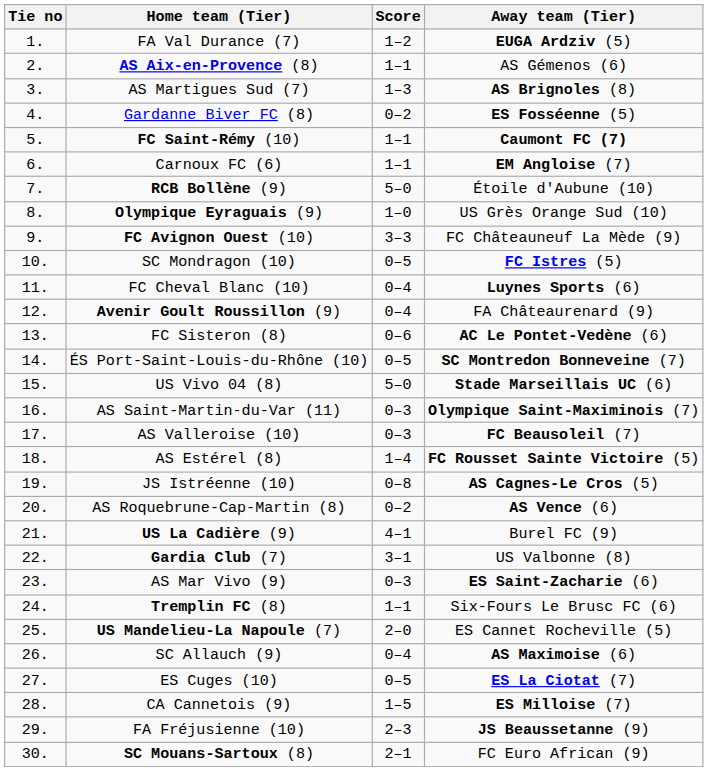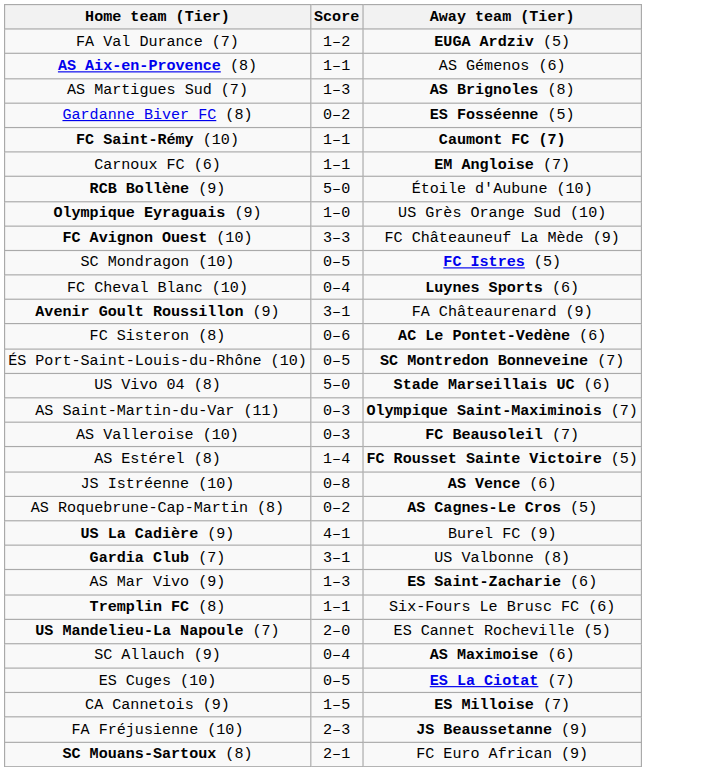- column: (35, 17)
(398, 312) 0–4 -> (337, 312) 3–1
(564, 484) AS Cagnes-Le Cros (5) -> (502, 484) AS Vence (6)
(564, 508) AS Vence (6) -> (502, 508) AS Cagnes-Le Cros (5)
(398, 582) 0–3 -> (337, 582) 1–3
